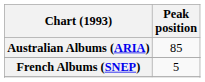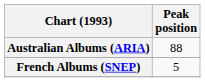(176, 47) 85 -> (176, 47) 88
